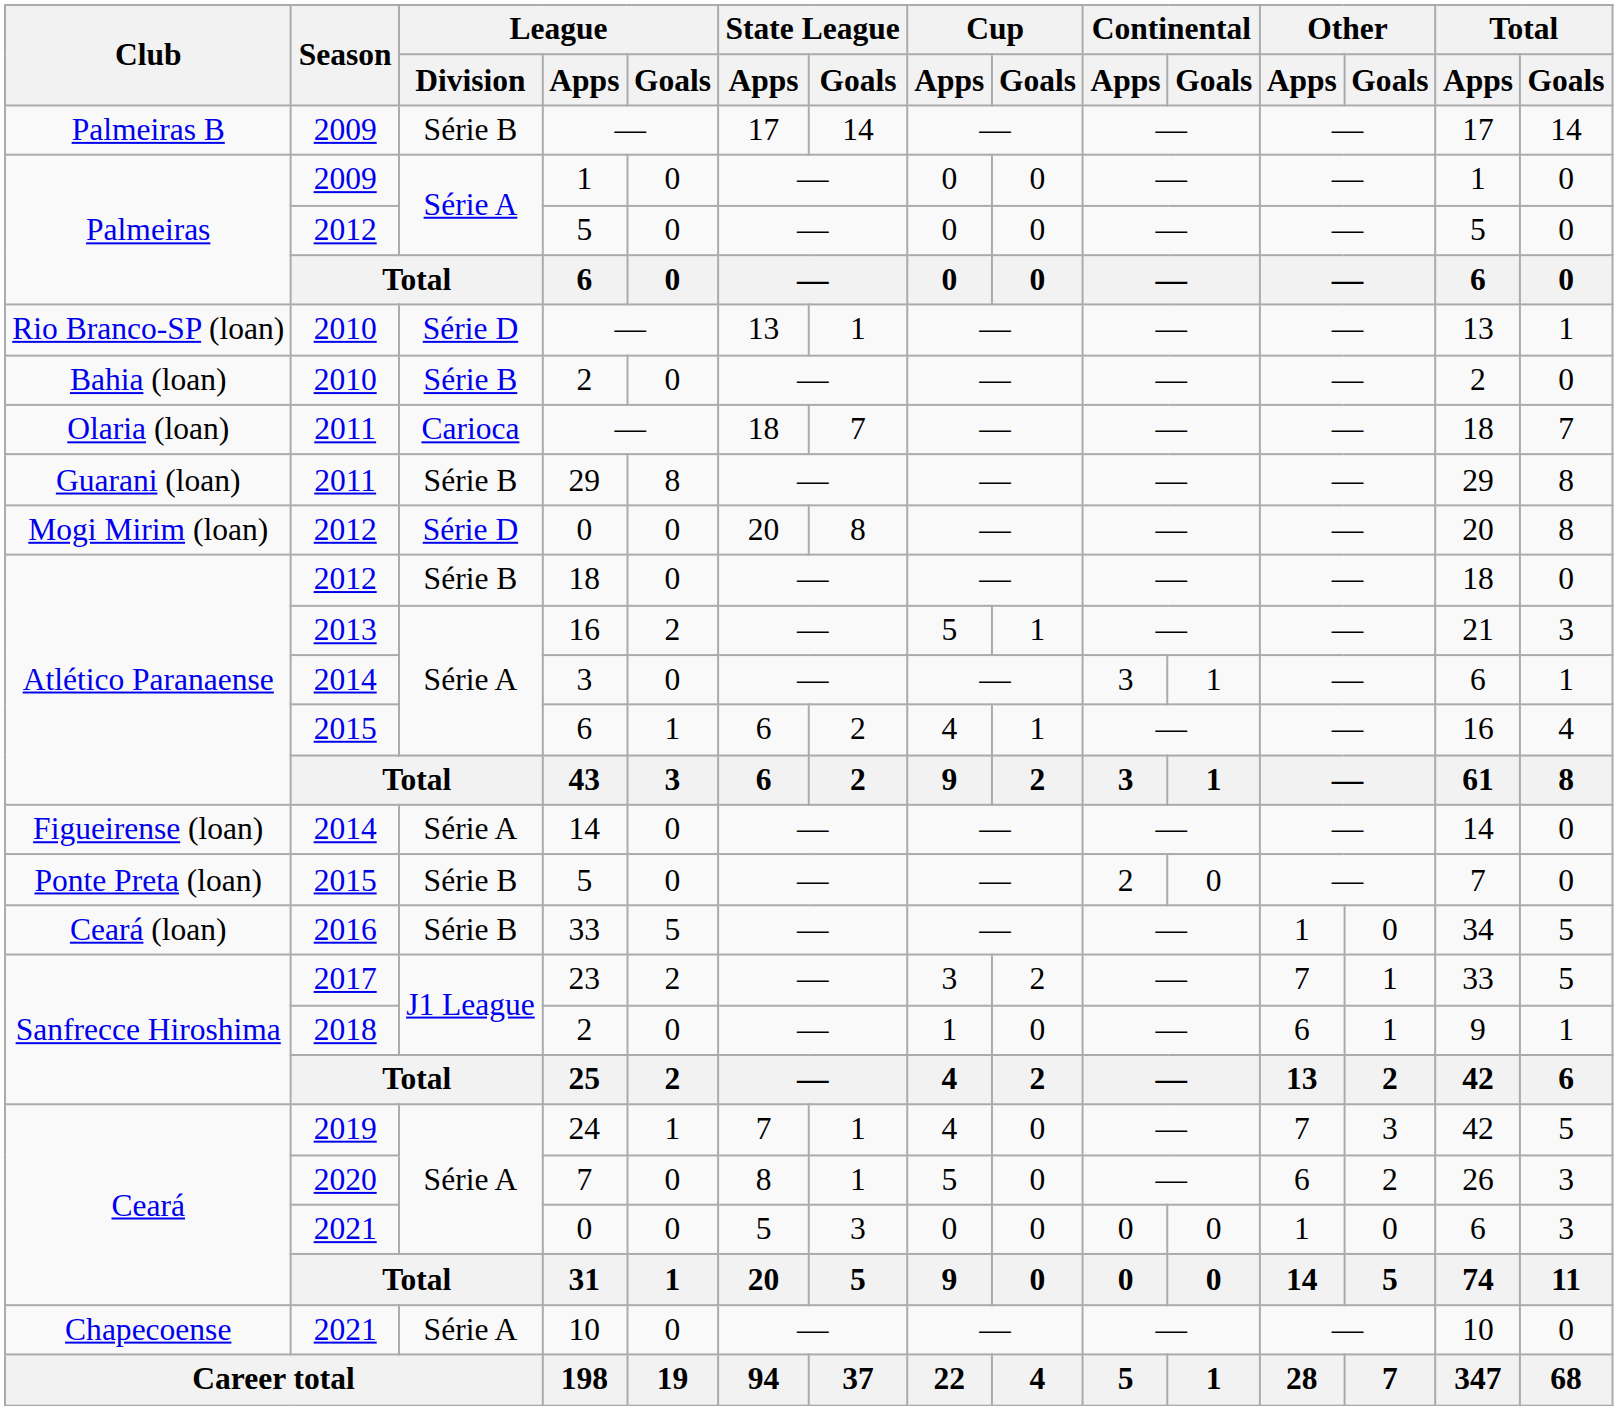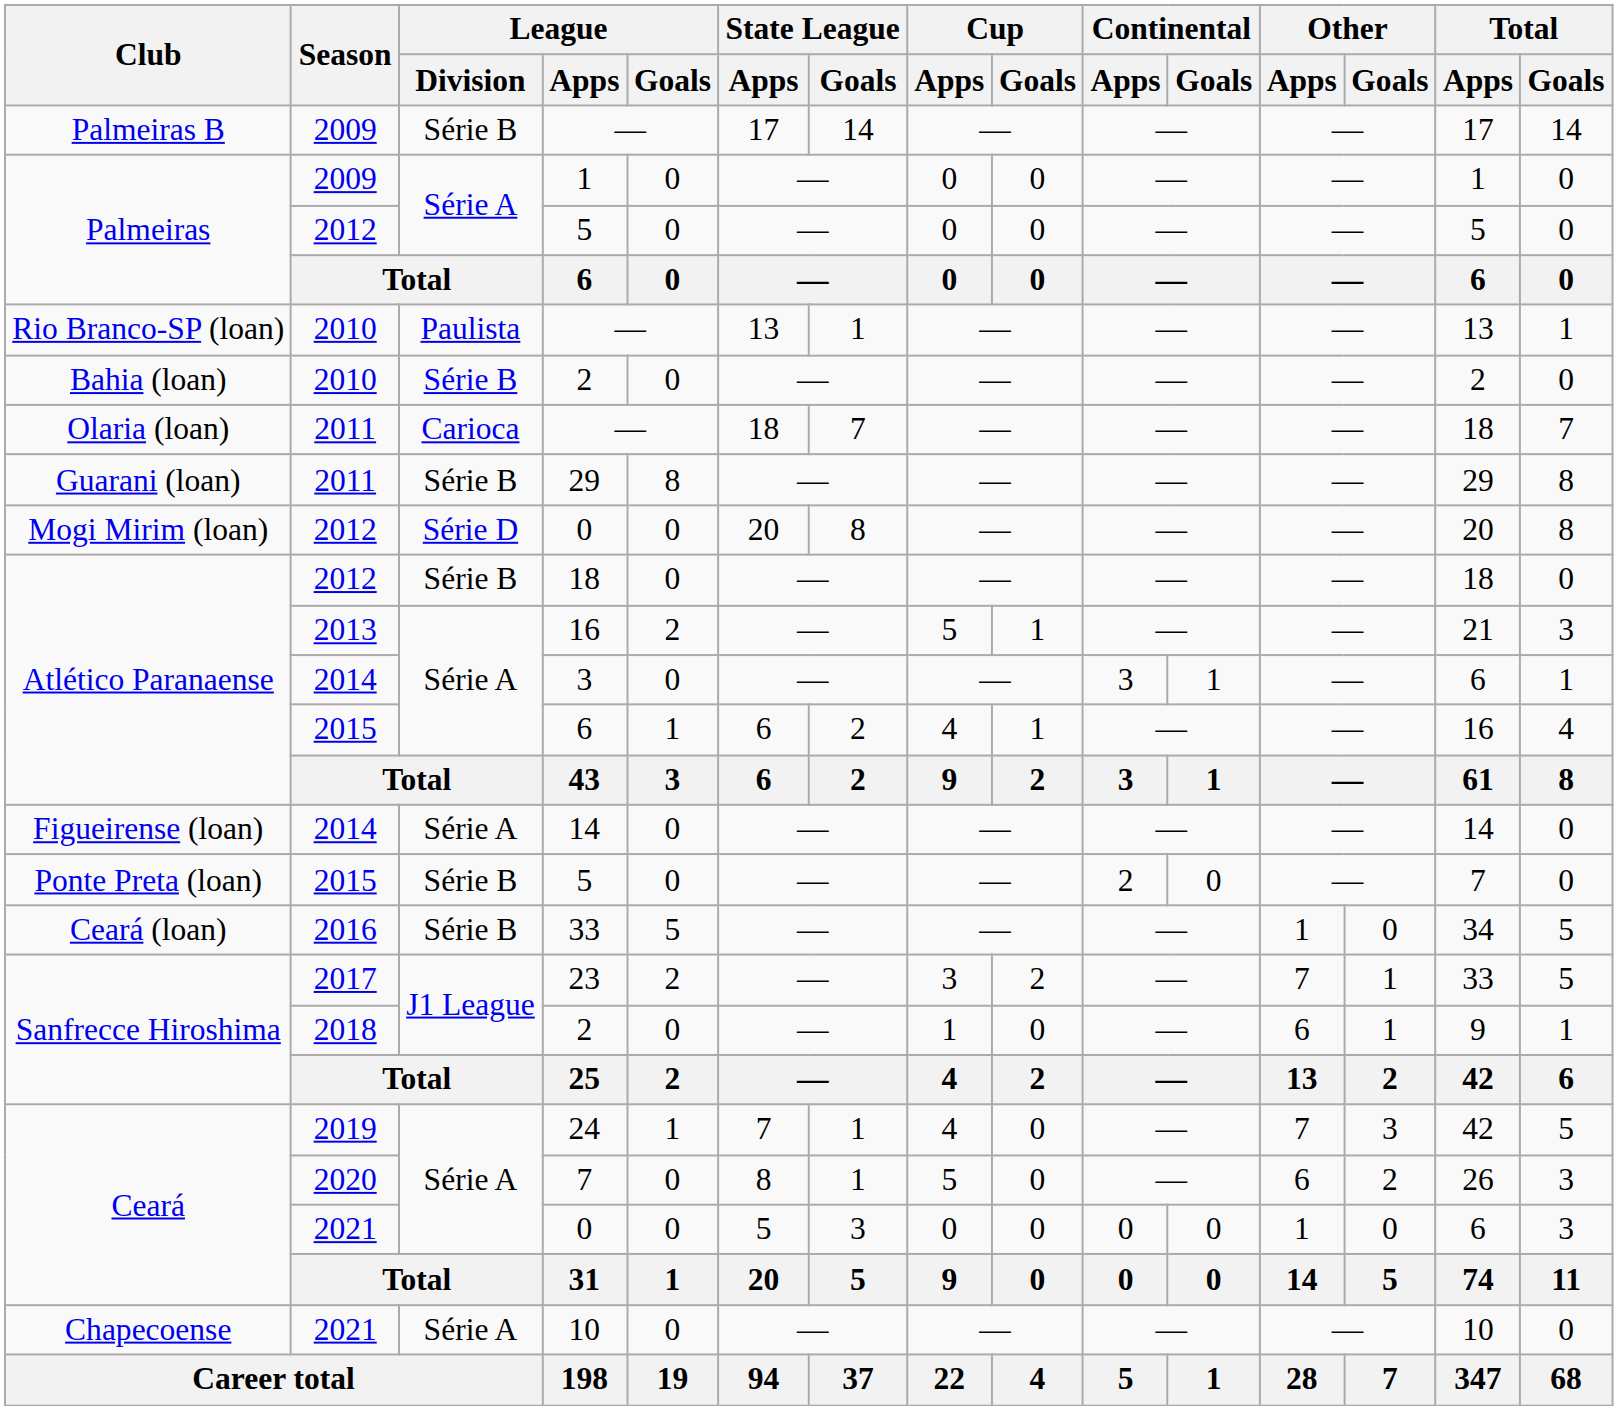(470, 329) Série D -> (470, 329) Paulista
